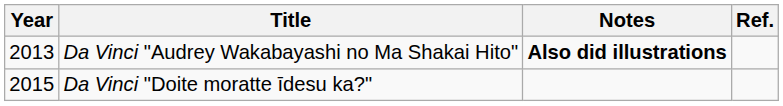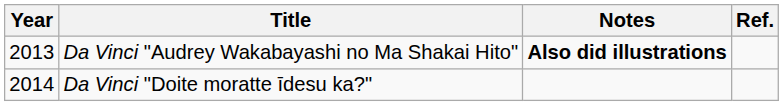(32, 84) 2015 -> (32, 84) 2014
